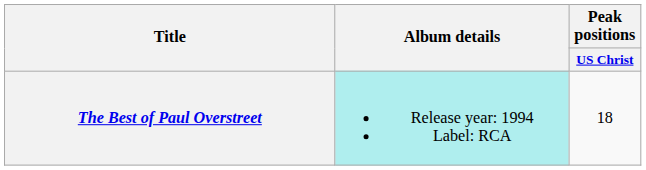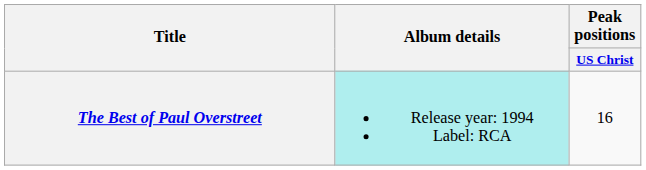(605, 117) 18 -> (605, 117) 16
